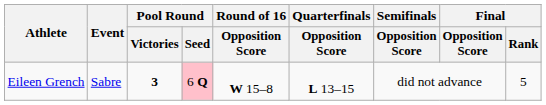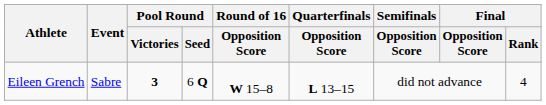(197, 81) pink background -> (197, 81) no background
(523, 81) 5 -> (523, 81) 4
